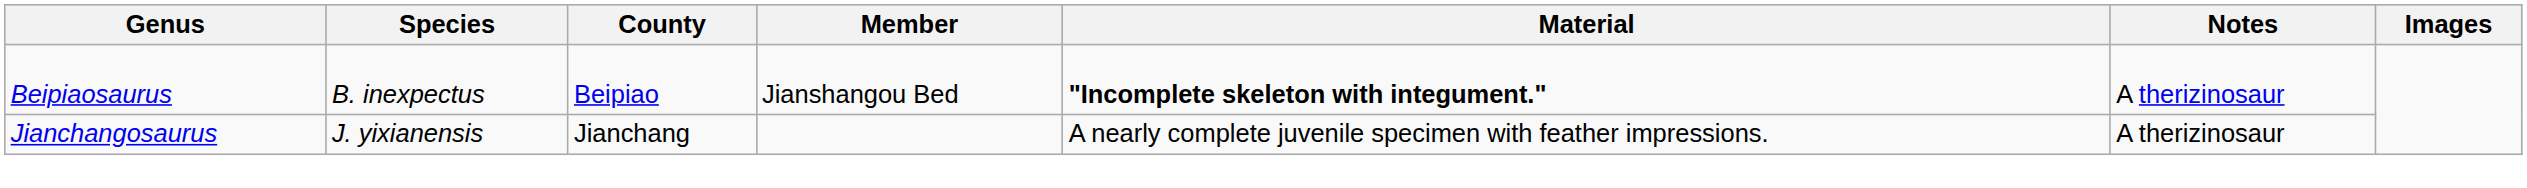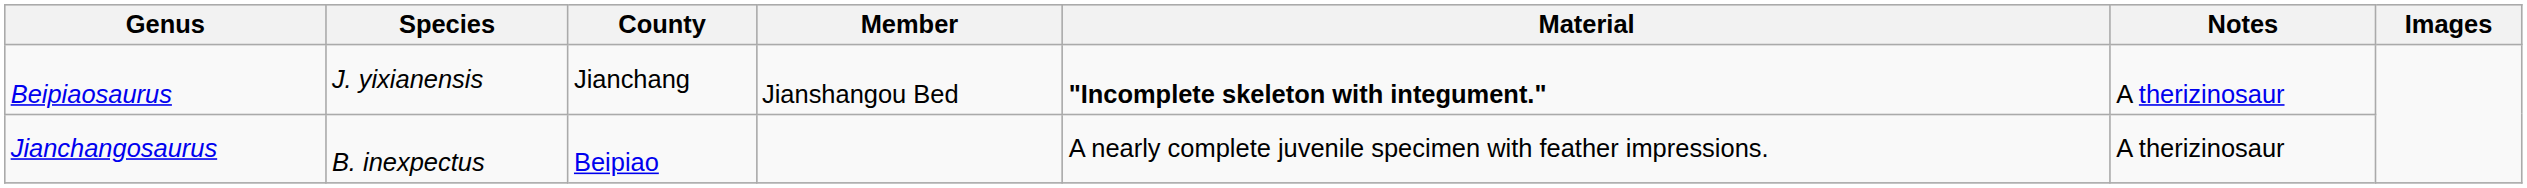(408, 93) B. inexpectus -> (408, 79) J. yixianensis
(616, 93) Beipiao -> (632, 79) Jianchang
(408, 133) J. yixianensis -> (408, 162) B. inexpectus
(632, 133) Jianchang -> (616, 162) Beipiao
